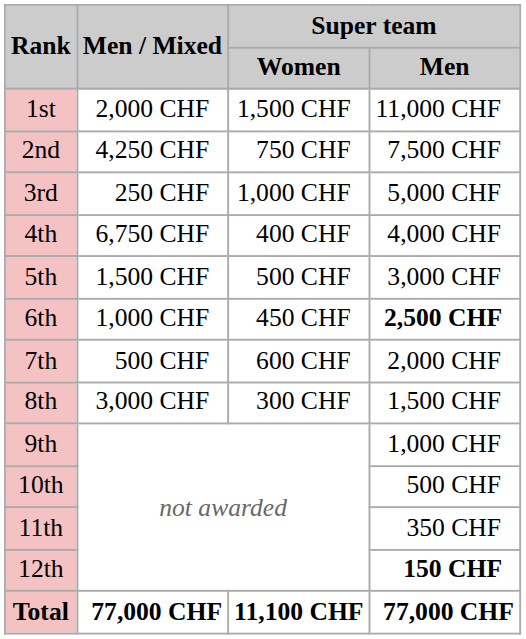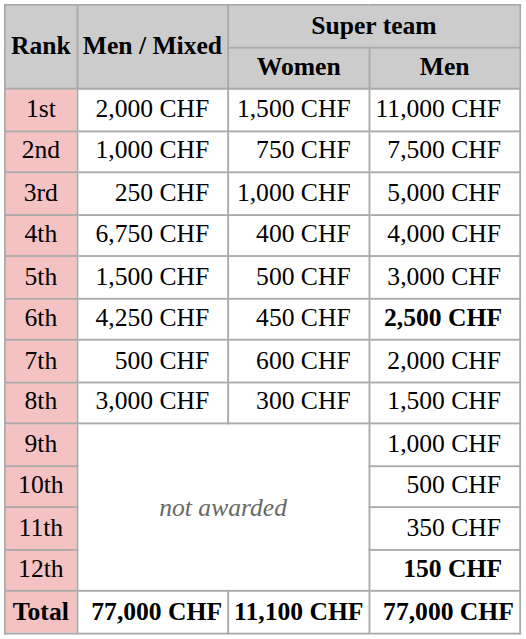(159, 150) 4,250 CHF -> (159, 150) 1,000 CHF
(159, 318) 1,000 CHF -> (159, 318) 4,250 CHF
